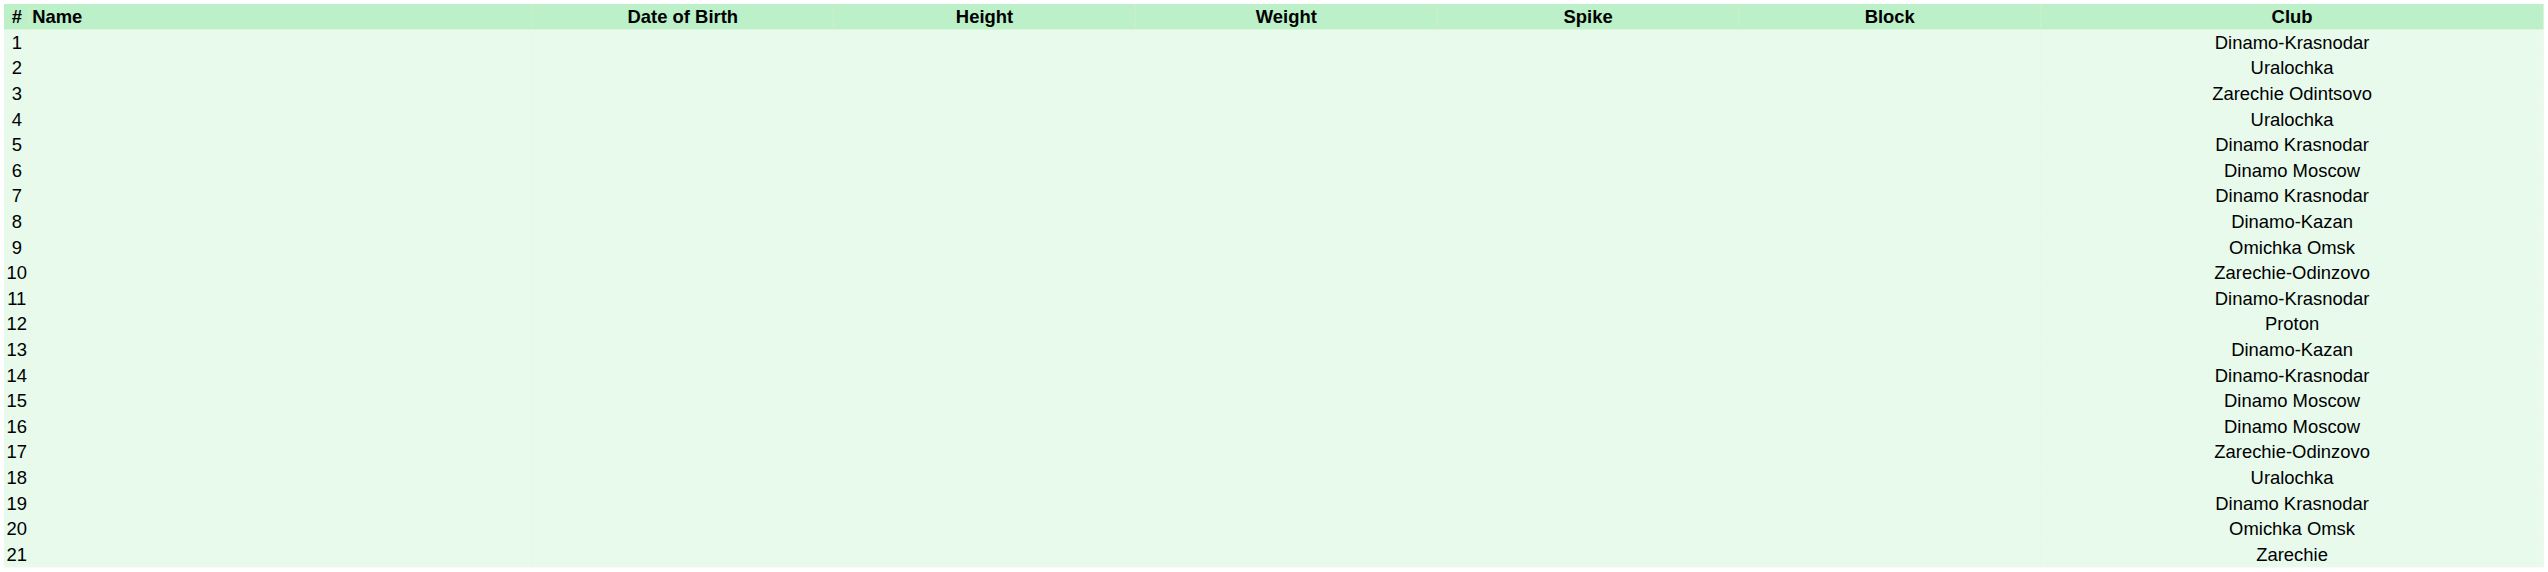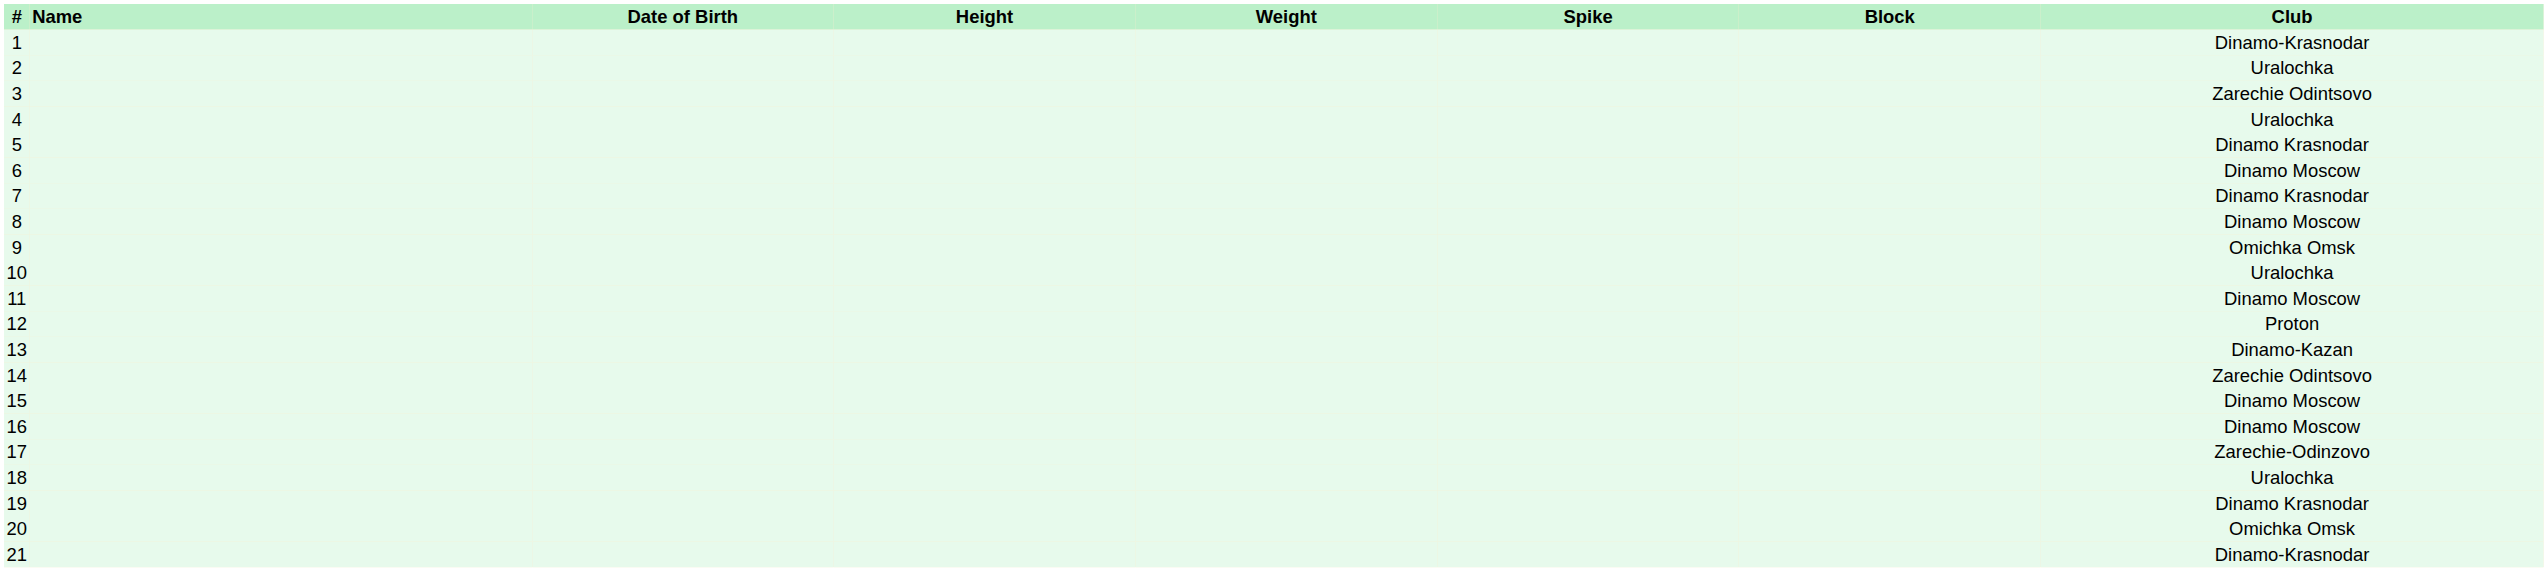(2292, 222) Dinamo-Kazan -> (2292, 222) Dinamo Moscow
(2292, 273) Zarechie-Odinzovo -> (2292, 273) Uralochka
(2292, 298) Dinamo-Krasnodar -> (2292, 298) Dinamo Moscow
(2292, 375) Dinamo-Krasnodar -> (2292, 375) Zarechie Odintsovo
(2292, 554) Zarechie -> (2292, 554) Dinamo-Krasnodar
